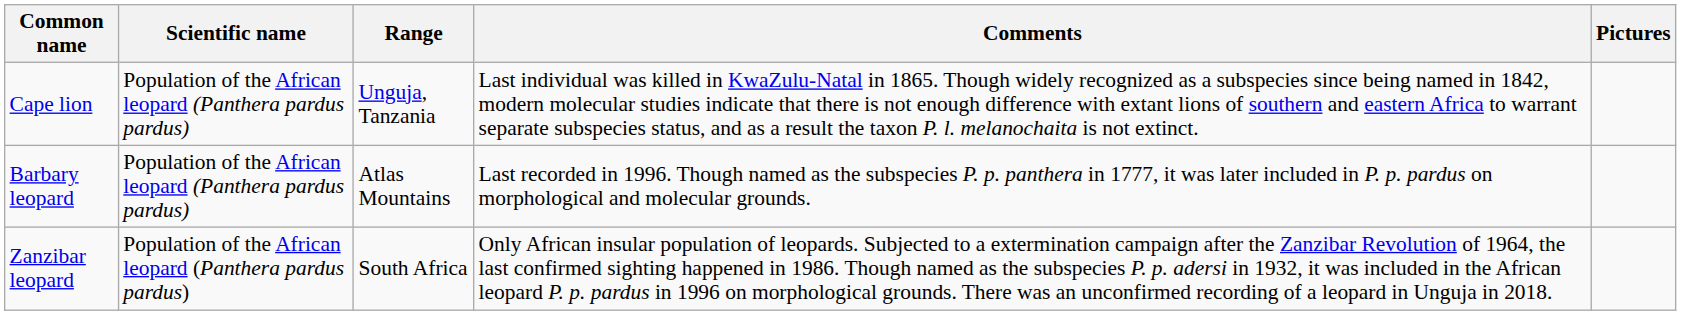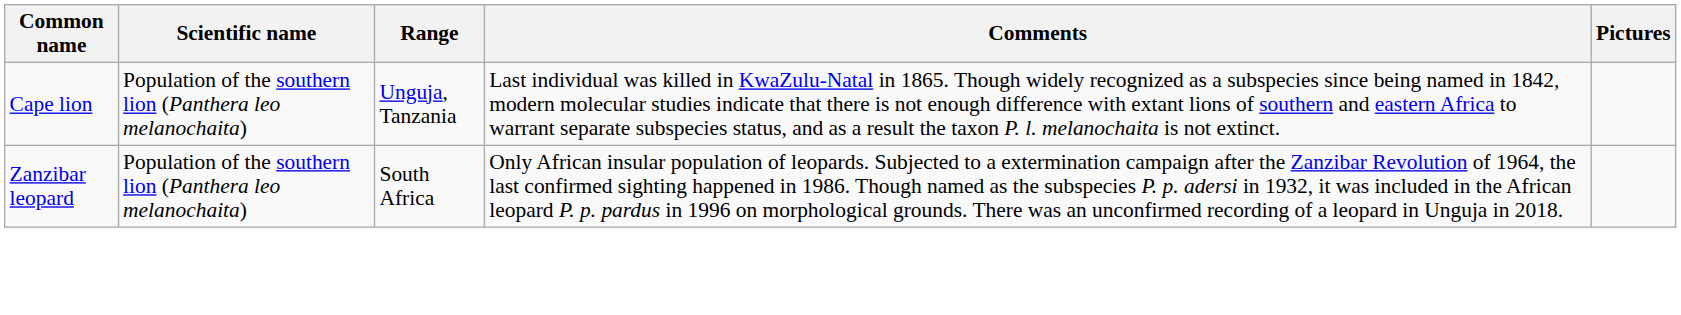(234, 103) Population of the African leopard (Panthera pardus pardus) -> (237, 103) Population of the southern lion (Panthera leo melanochaita)
- row: (44, 185)
(234, 268) Population of the African leopard (Panthera pardus pardus) -> (237, 185) Population of the southern lion (Panthera leo melanochaita)
